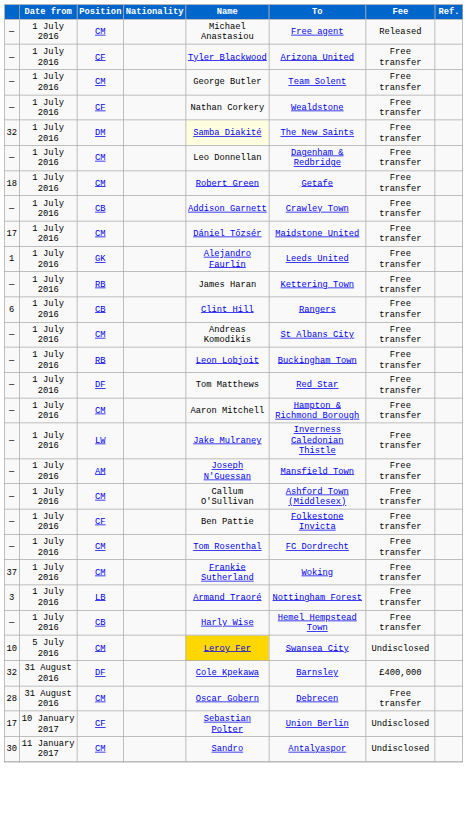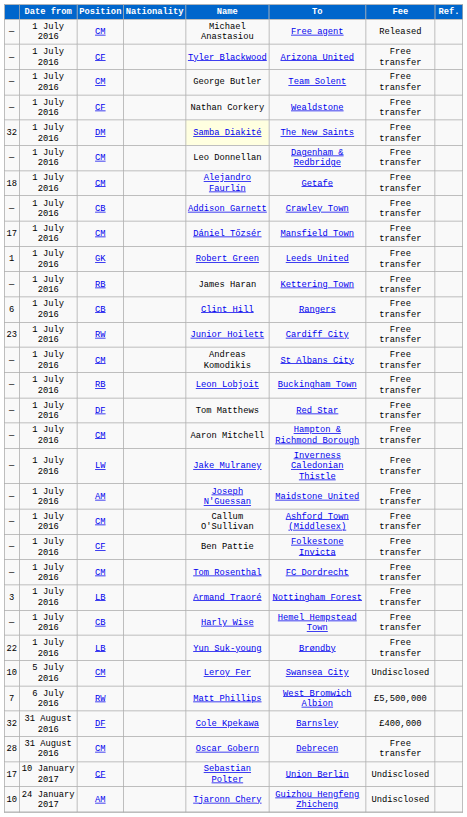(227, 183) Robert Green -> (227, 183) Alejandro Faurlín
(317, 233) Maidstone United -> (317, 233) Mansfield Town
(227, 259) Alejandro Faurlín -> (227, 259) Robert Green
+ row: (12, 334)
(317, 471) Mansfield Town -> (317, 496) Maidstone United
- row: (12, 572)
+ row: (12, 648)
(227, 648) gold background -> (227, 673) no background
+ row: (12, 698)
- row: (12, 749)
+ row: (12, 799)
